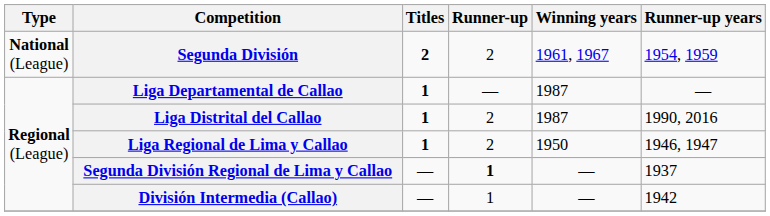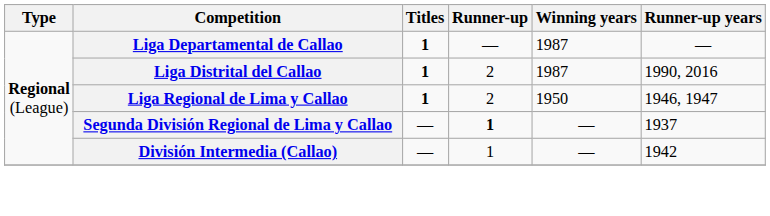- row: (238, 54)
